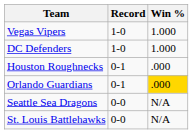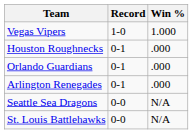- row: (39, 48)
(161, 84) gold background -> (161, 66) no background
+ row: (54, 84)
